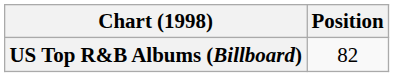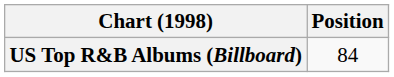(348, 54) 82 -> (348, 54) 84
